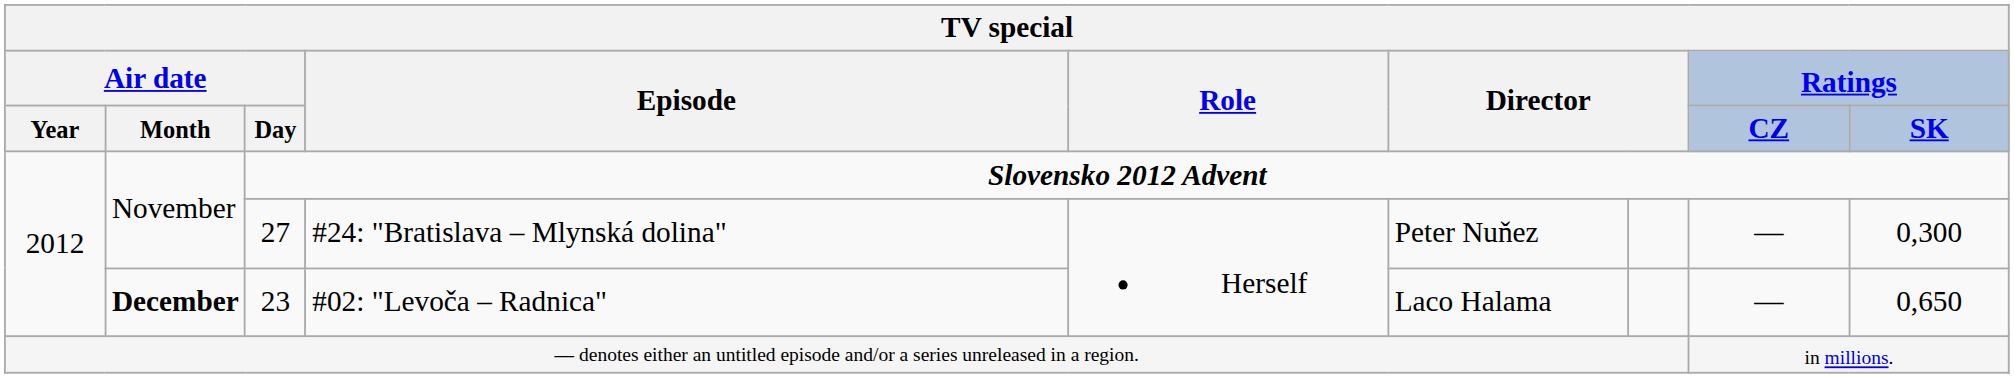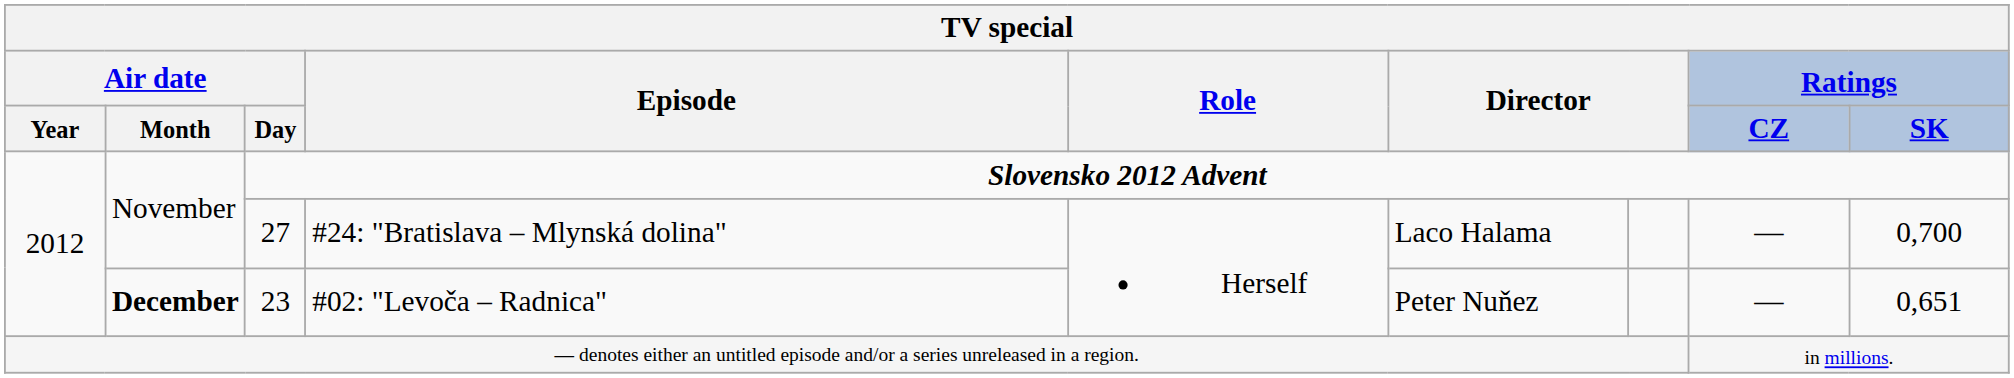(1467, 232) Peter Nuňez -> (1473, 232) Laco Halama
(1929, 232) 0,300 -> (1929, 232) 0,700
(1473, 301) Laco Halama -> (1467, 301) Peter Nuňez
(1929, 301) 0,650 -> (1929, 301) 0,651
